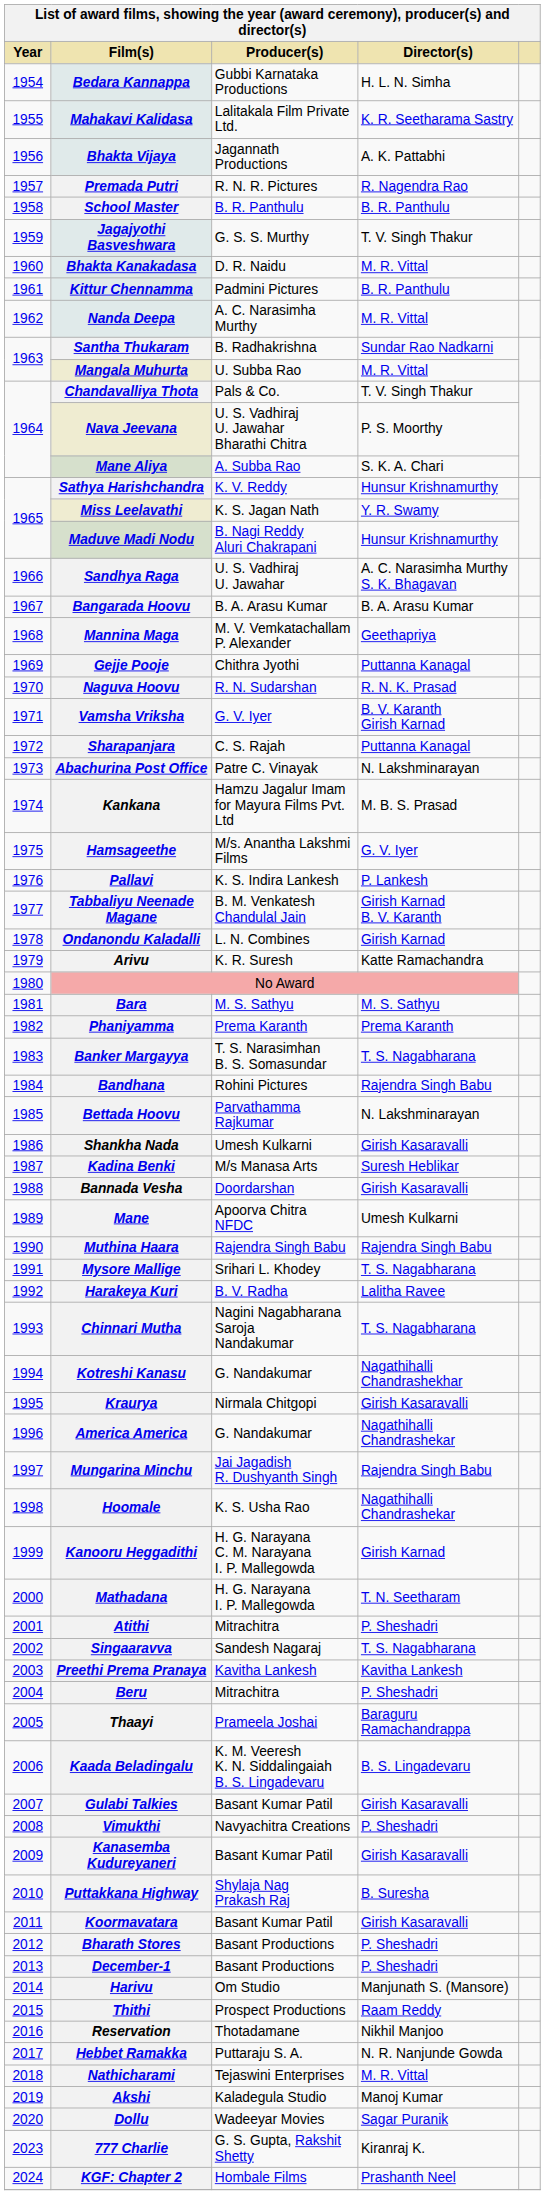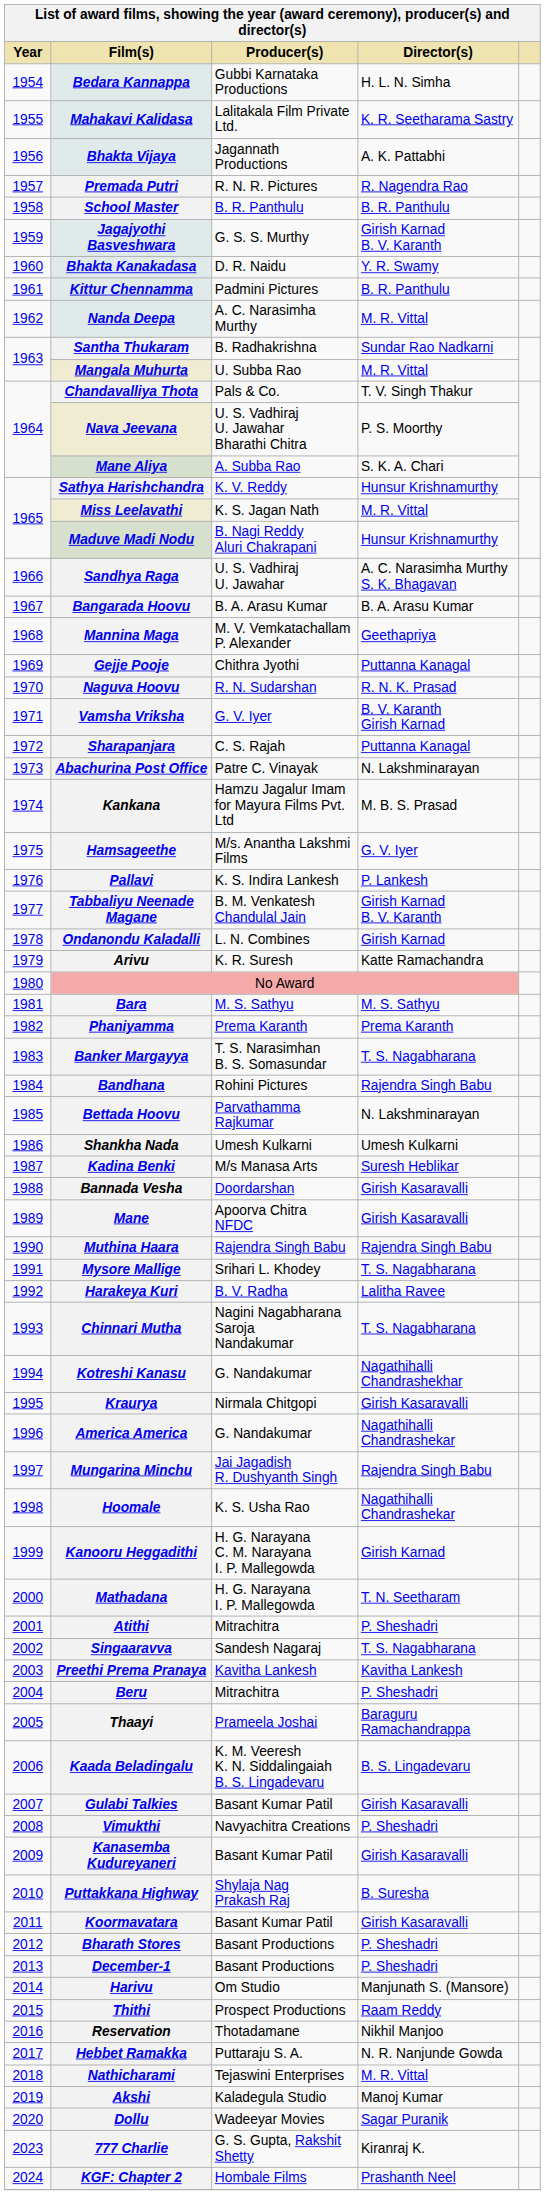(417, 237) T. V. Singh Thakur -> (403, 237) Girish Karnad B. V. Karanth
(394, 267) M. R. Vittal -> (400, 267) Y. R. Swamy
(400, 510) Y. R. Swamy -> (394, 510) M. R. Vittal
(414, 1145) Girish Kasaravalli -> (409, 1145) Umesh Kulkarni
(409, 1218) Umesh Kulkarni -> (414, 1218) Girish Kasaravalli
